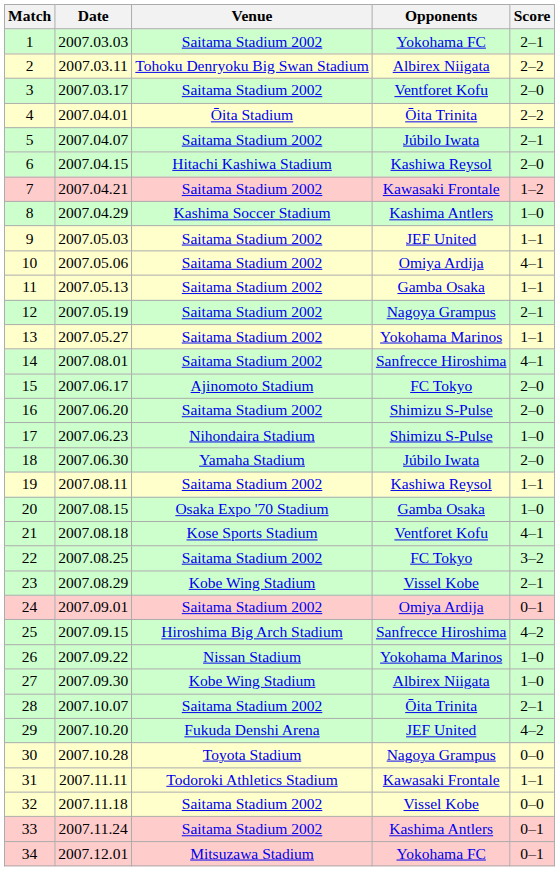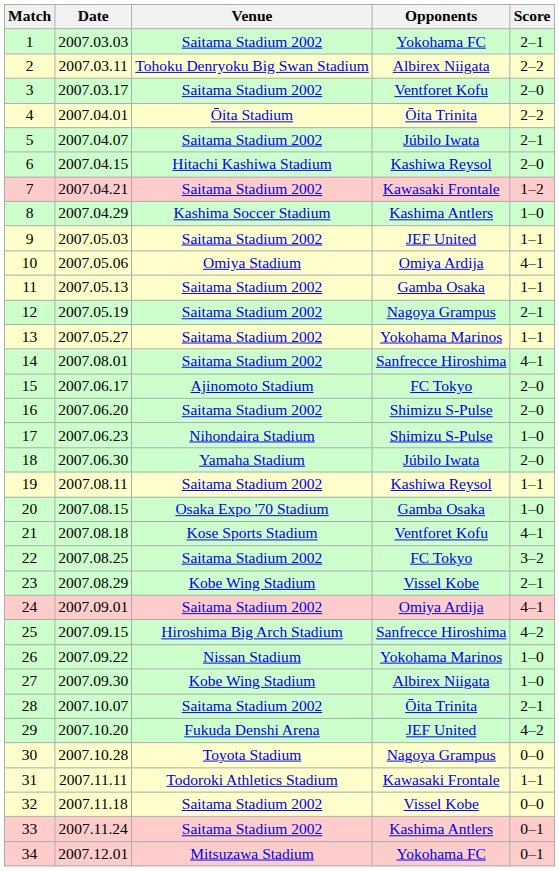(252, 262) Saitama Stadium 2002 -> (252, 262) Omiya Stadium
(532, 607) 0–1 -> (532, 607) 4–1
